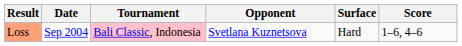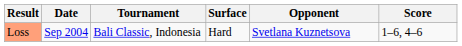columns swapped: (357, 13) <-> (270, 13)
(147, 32) pink background -> (147, 32) no background
